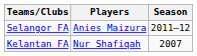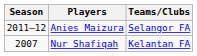columns swapped: (171, 12) <-> (38, 12)
